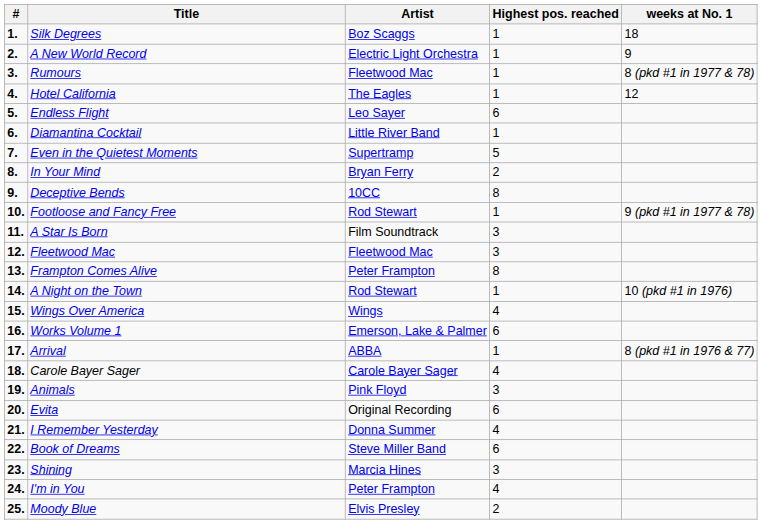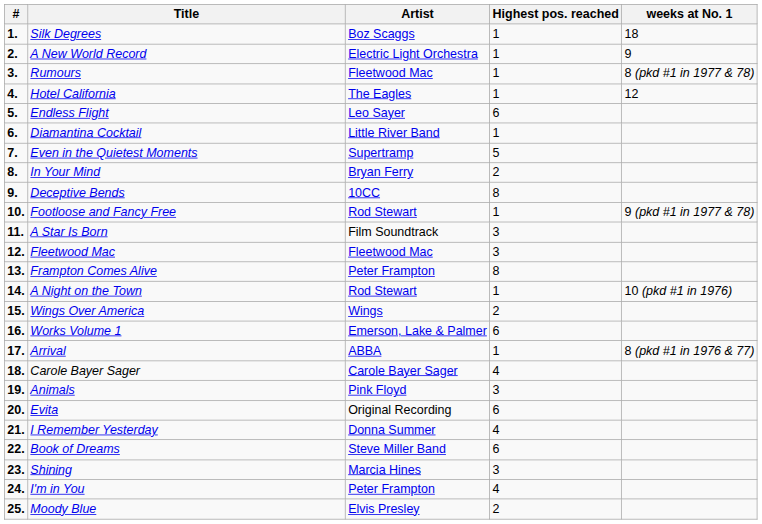(496, 311) 4 -> (496, 311) 2
